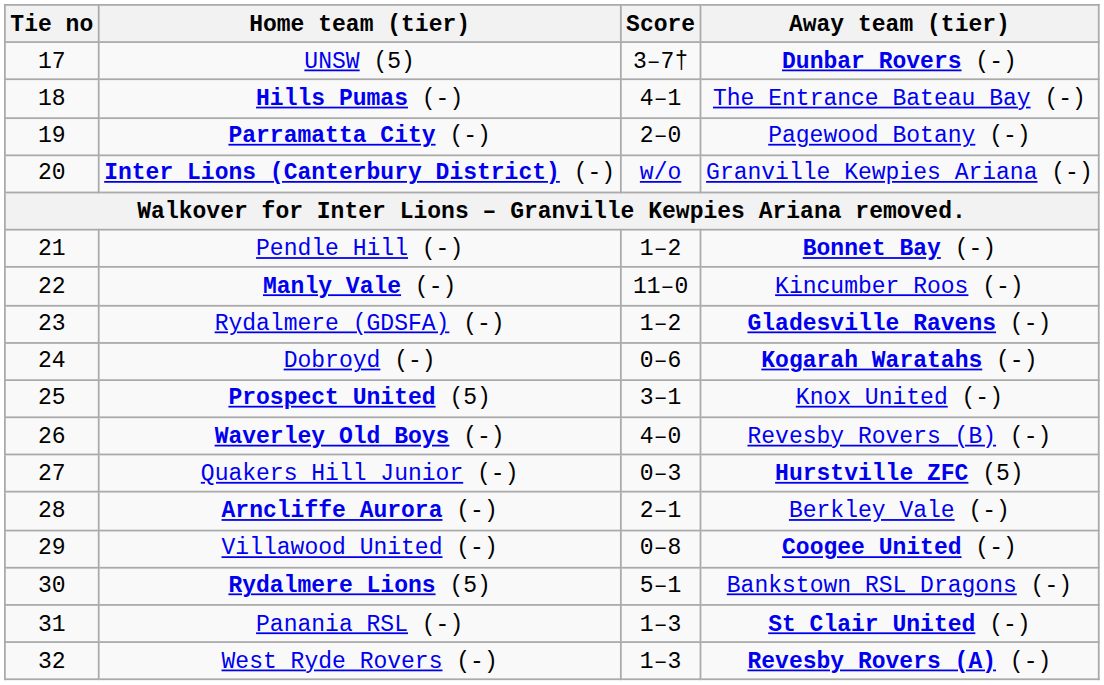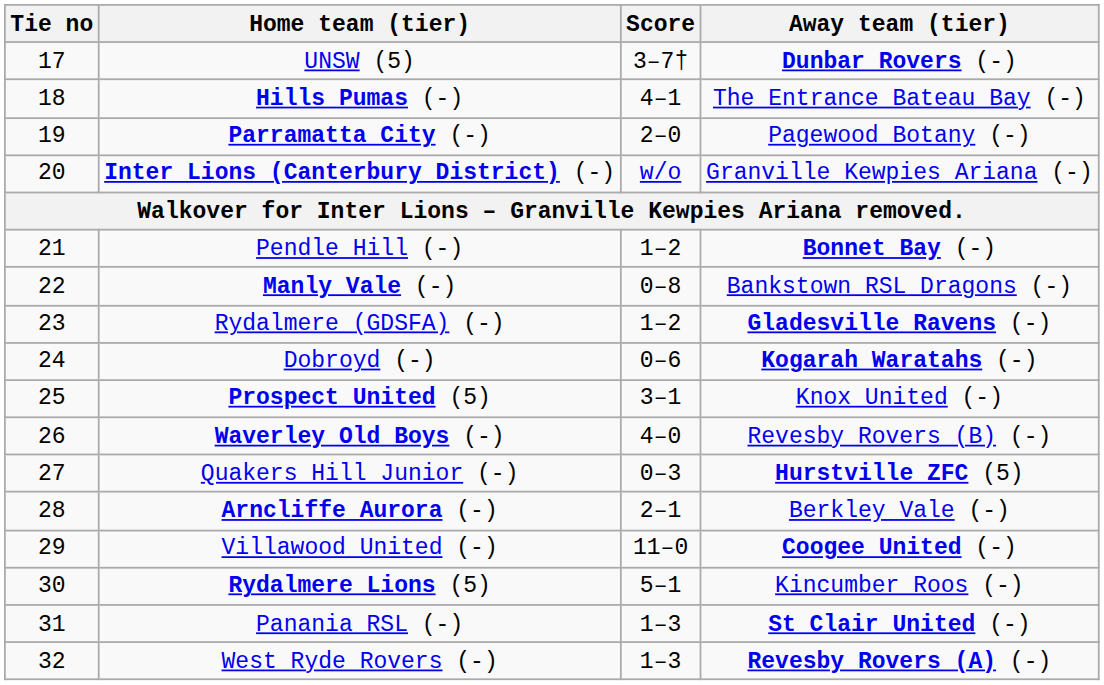(661, 286) 11–0 -> (661, 286) 0–8
(899, 286) Kincumber Roos (-) -> (899, 286) Bankstown RSL Dragons (-)
(661, 549) 0–8 -> (661, 549) 11–0
(899, 586) Bankstown RSL Dragons (-) -> (899, 586) Kincumber Roos (-)
